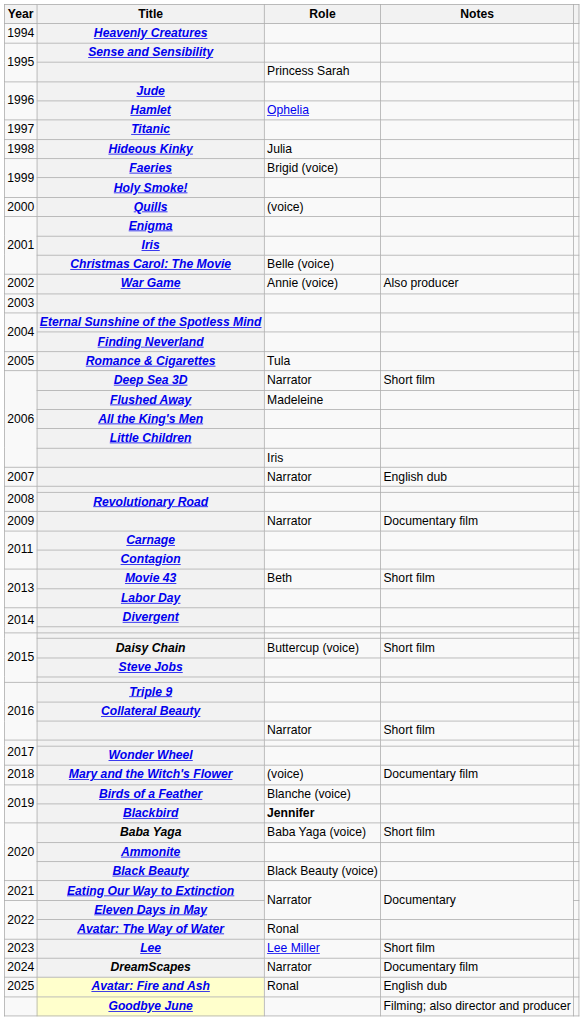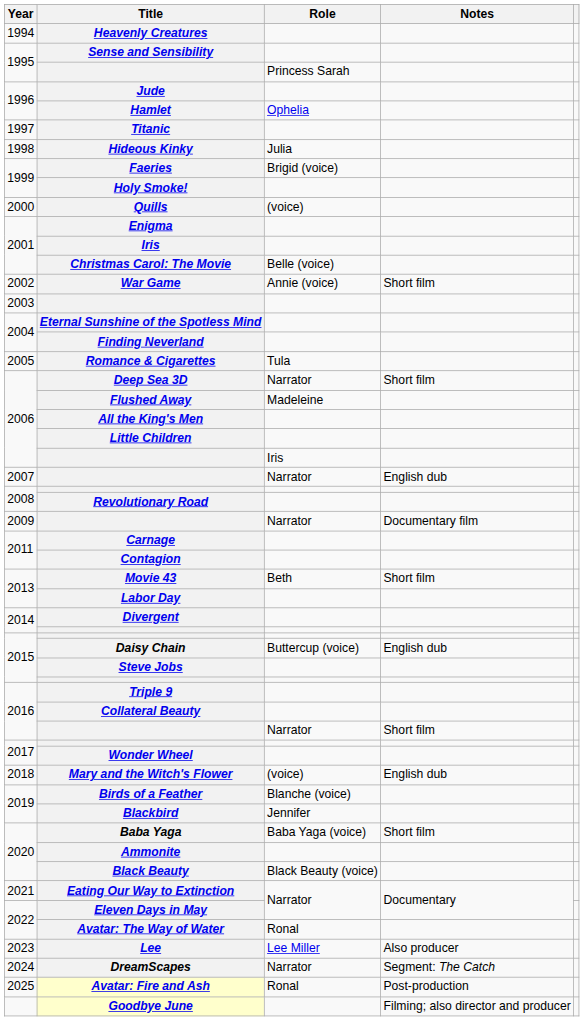(421, 284) Also producer -> (409, 284) Short film
(409, 648) Short film -> (415, 648) English dub
(431, 774) Documentary film -> (415, 774) English dub
(291, 813) bold -> (289, 813) normal
(409, 948) Short film -> (421, 948) Also producer
(431, 967) Documentary film -> (439, 967) Segment: The Catch
(415, 987) English dub -> (426, 987) Post-production
